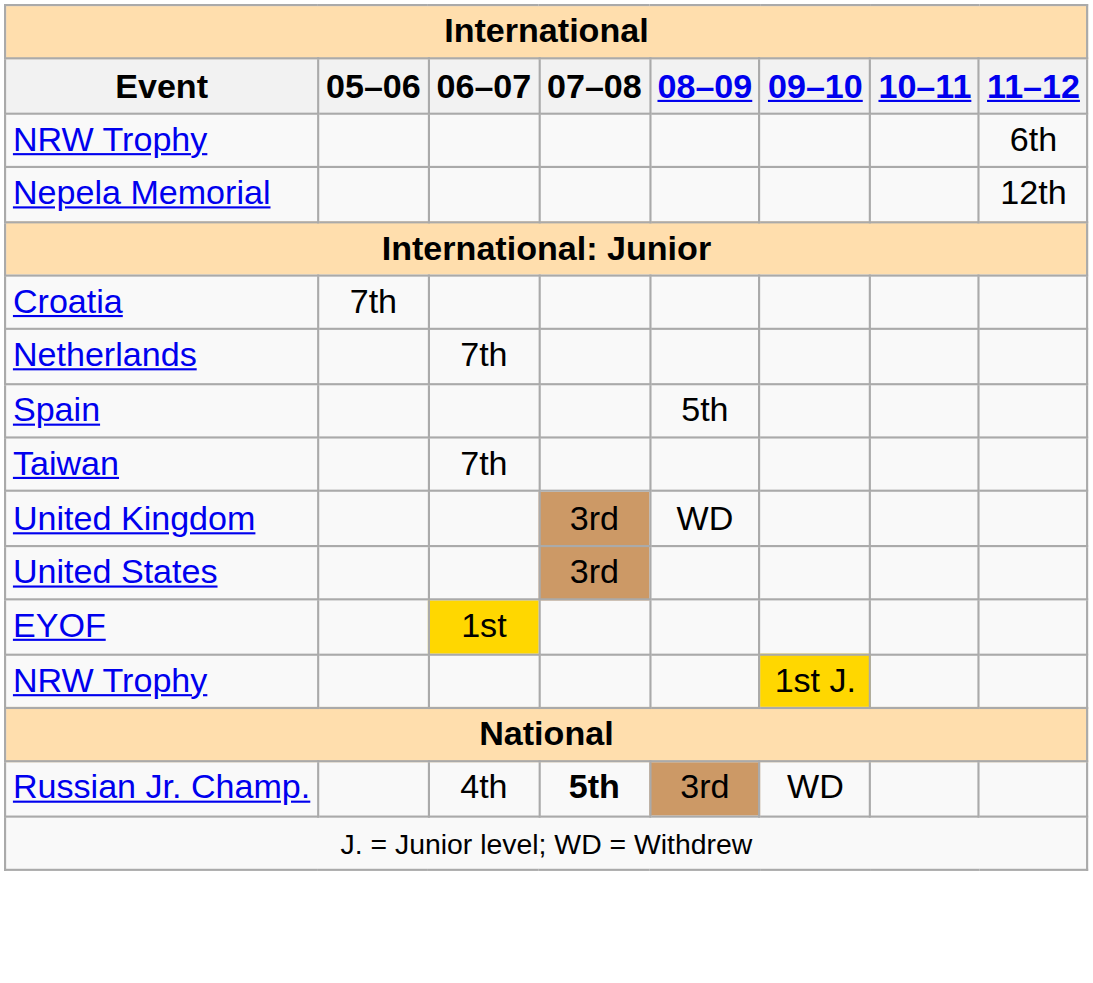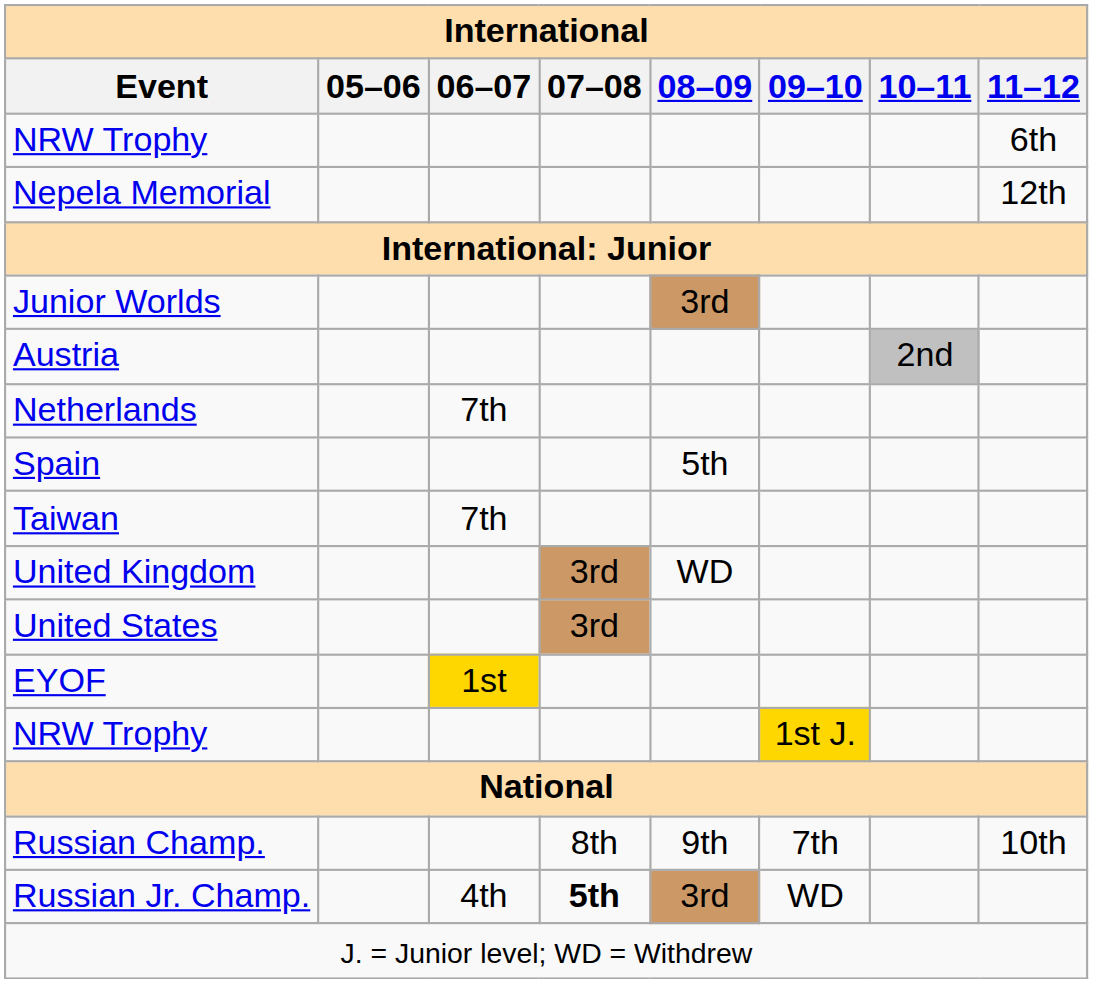+ row: (117, 301)
+ row: (66, 355)
- row: (68, 301)
+ row: (139, 842)
